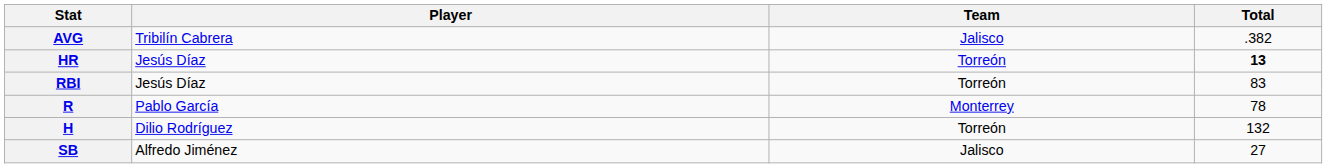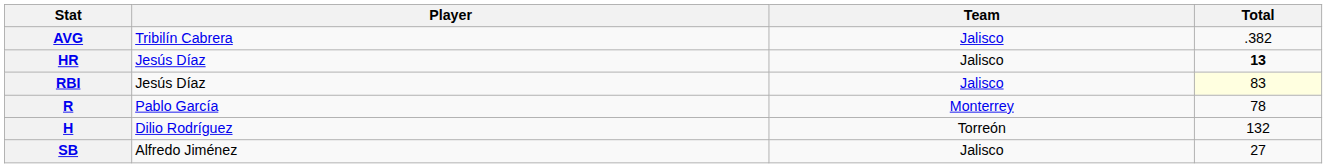(982, 60) Torreón -> (982, 60) Jalisco
(982, 83) Torreón -> (982, 83) Jalisco
(1258, 83) no background -> (1258, 83) lightyellow background
